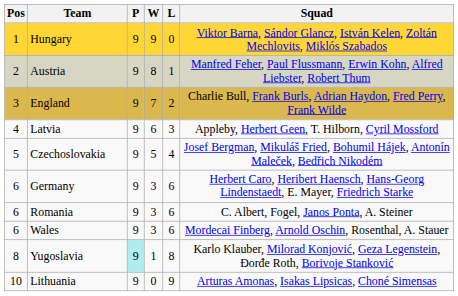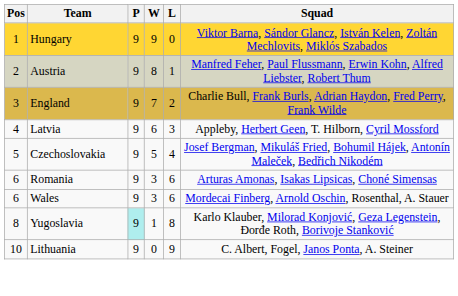- row: (52, 186)
(317, 211) C. Albert, Fogel, Janos Ponta, A. Steiner -> (317, 179) Arturas Amonas, Isakas Lipsicas, Choné Simensas
(317, 281) Arturas Amonas, Isakas Lipsicas, Choné Simensas -> (317, 249) C. Albert, Fogel, Janos Ponta, A. Steiner
